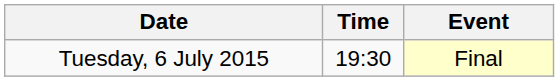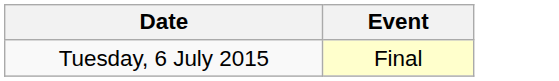- column: (363, 22)
